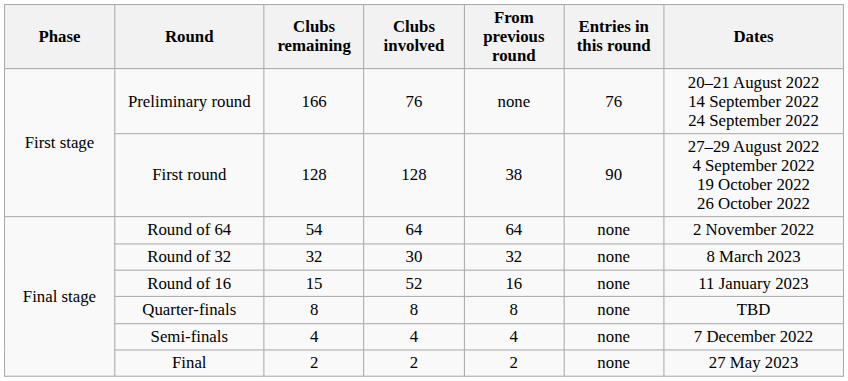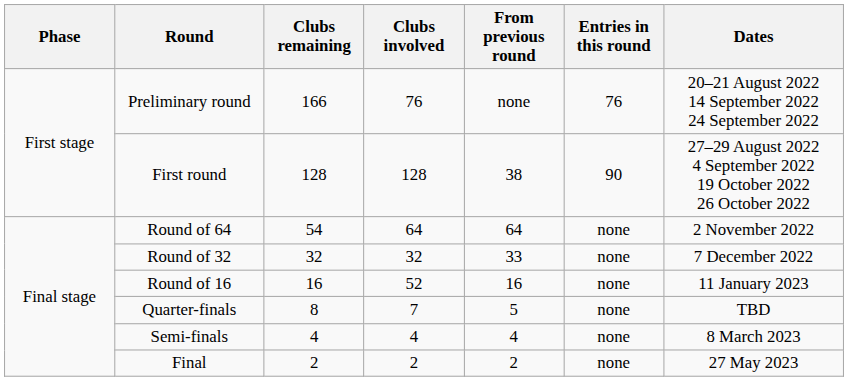(414, 256) 30 -> (414, 256) 32
(514, 256) 32 -> (514, 256) 33
(754, 256) 8 March 2023 -> (754, 256) 7 December 2022
(314, 283) 15 -> (314, 283) 16
(414, 309) 8 -> (414, 309) 7
(514, 309) 8 -> (514, 309) 5
(754, 336) 7 December 2022 -> (754, 336) 8 March 2023
